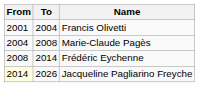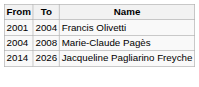- row: (103, 58)
(17, 74) lightyellow background -> (17, 58) no background
